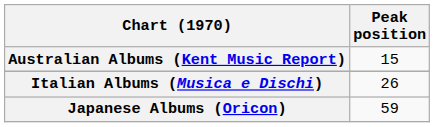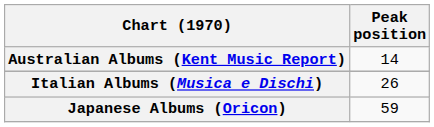(390, 59) 15 -> (390, 59) 14
